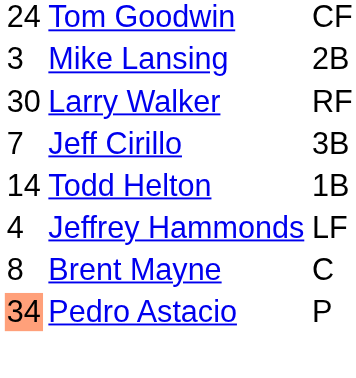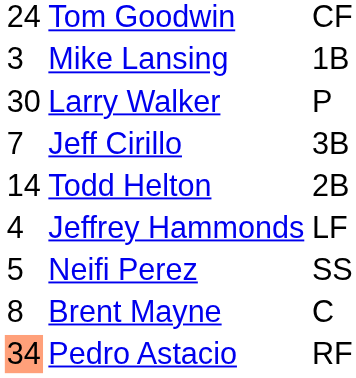(331, 59) 2B -> (331, 59) 1B
(332, 101) RF -> (322, 101) P
(331, 185) 1B -> (331, 185) 2B
+ row: (123, 269)
(322, 311) P -> (332, 353) RF
